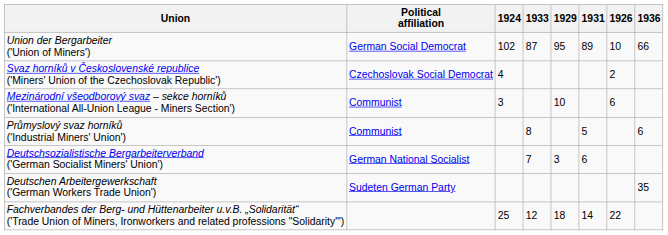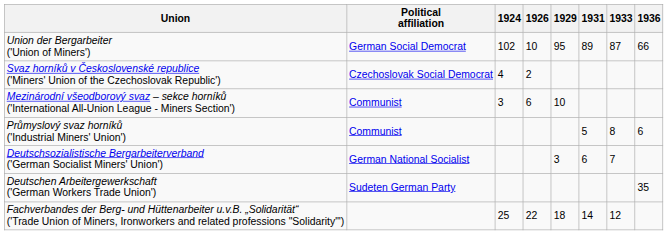columns swapped: (621, 18) <-> (537, 18)
